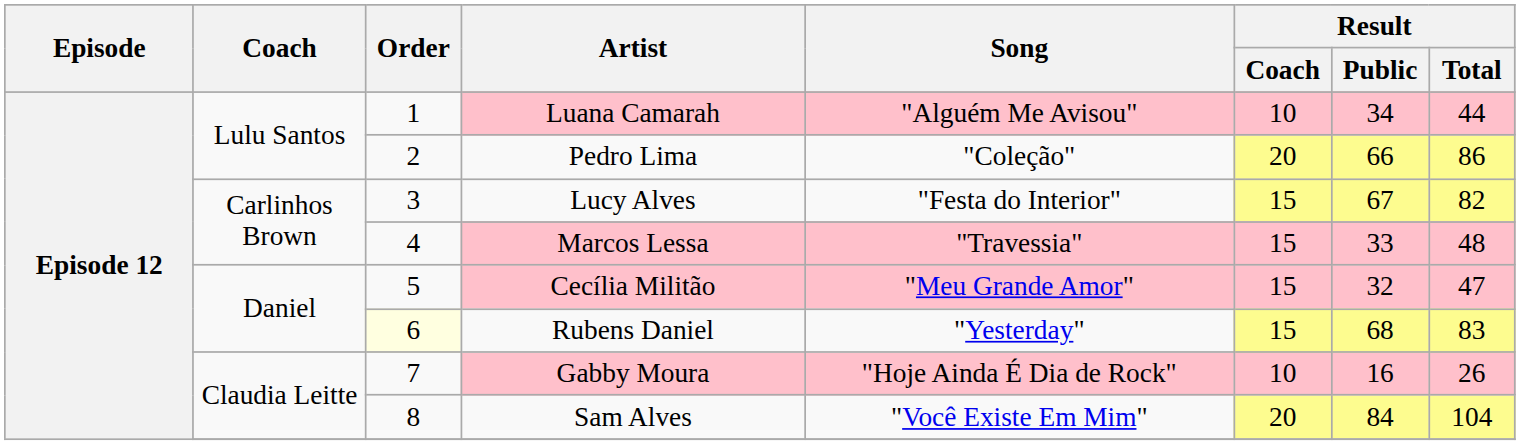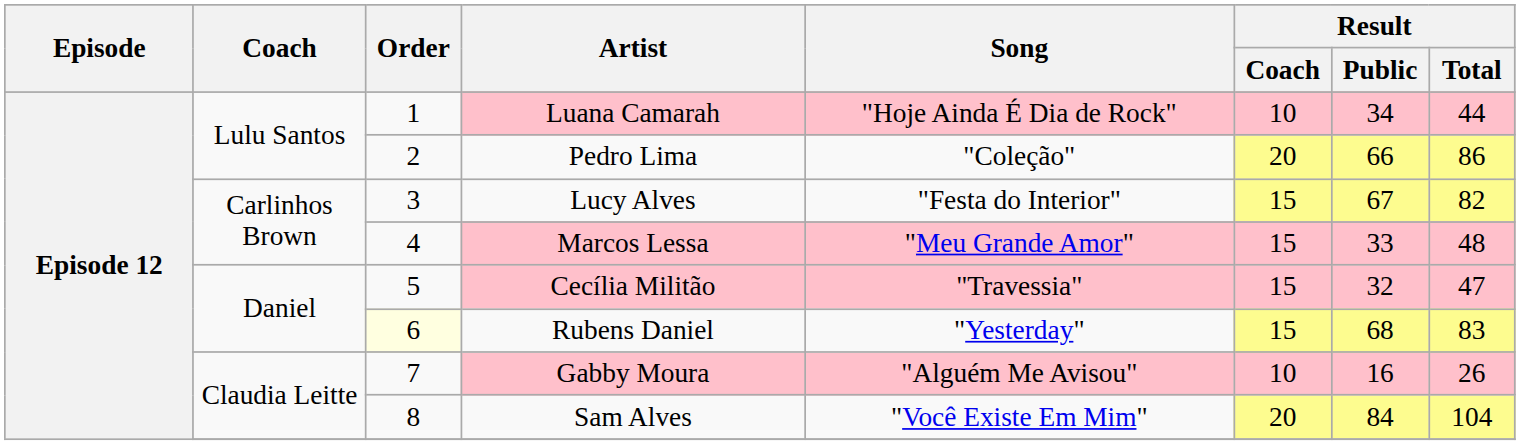(1019, 112) "Alguém Me Avisou" -> (1019, 112) "Hoje Ainda É Dia de Rock"
(1019, 243) "Travessia" -> (1019, 243) "Meu Grande Amor"
(1019, 286) "Meu Grande Amor" -> (1019, 286) "Travessia"
(1019, 373) "Hoje Ainda É Dia de Rock" -> (1019, 373) "Alguém Me Avisou"
